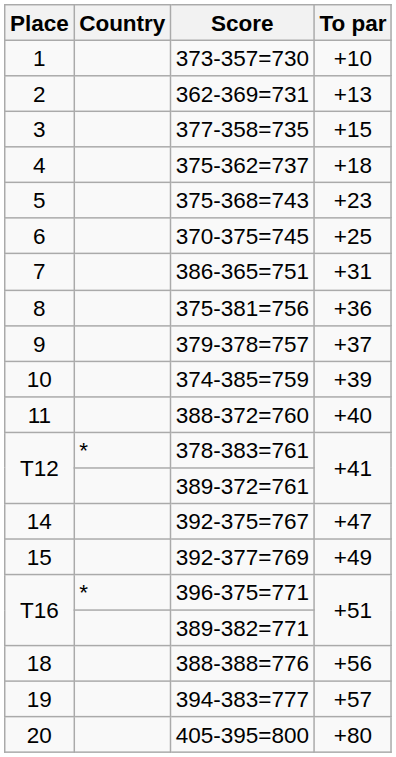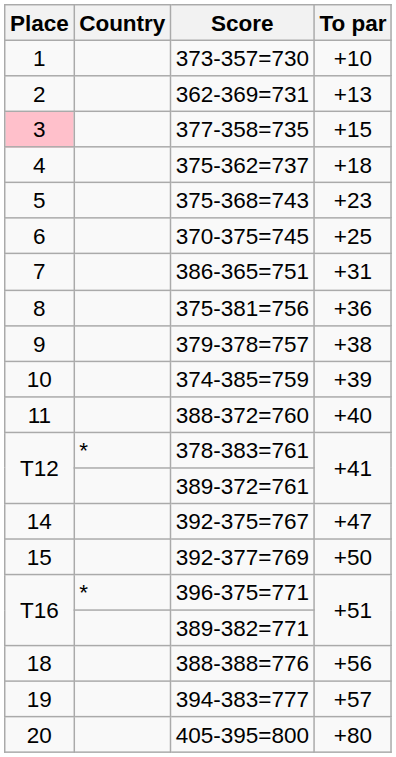(39, 130) no background -> (39, 130) pink background
(353, 343) +37 -> (353, 343) +38
(353, 557) +49 -> (353, 557) +50
